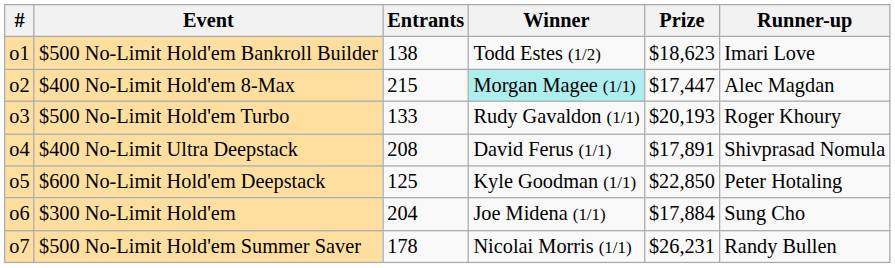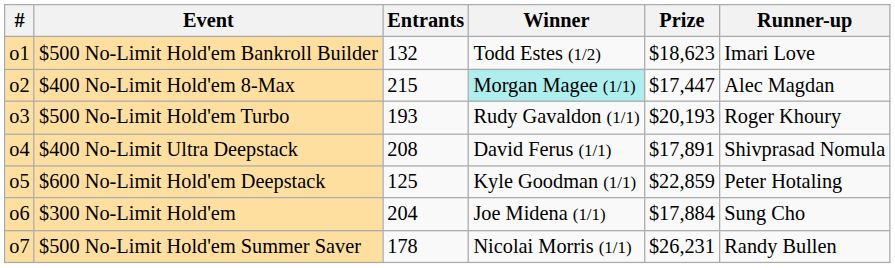(403, 52) 138 -> (403, 52) 132
(403, 117) 133 -> (403, 117) 193
(682, 181) $22,850 -> (682, 181) $22,859
